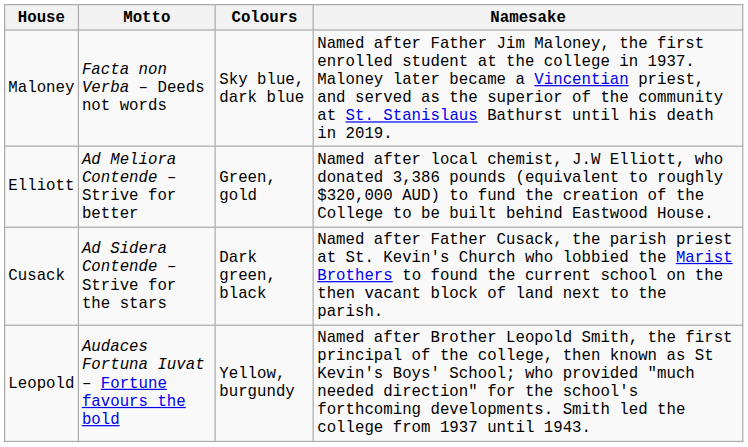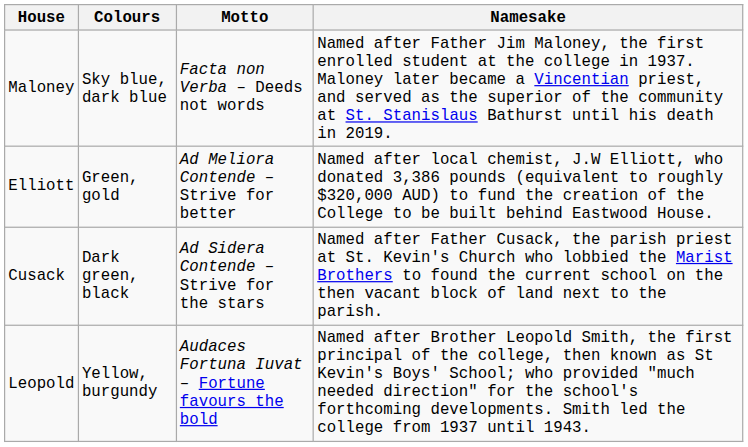columns swapped: (264, 17) <-> (147, 17)
